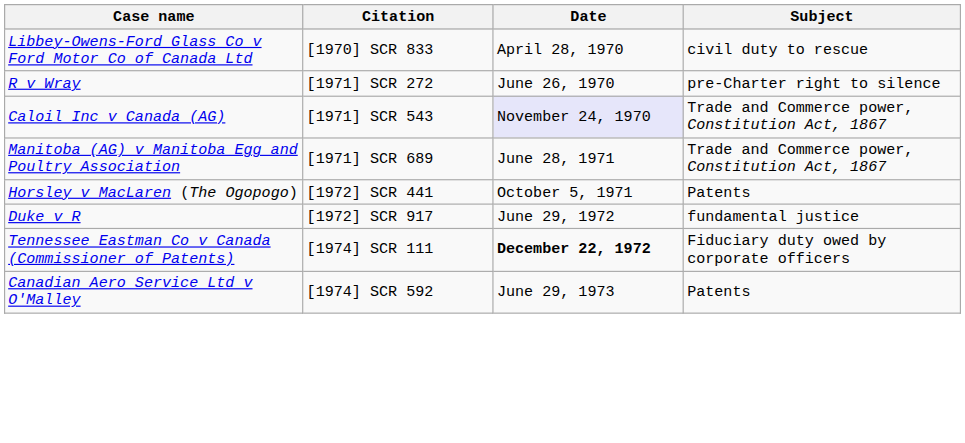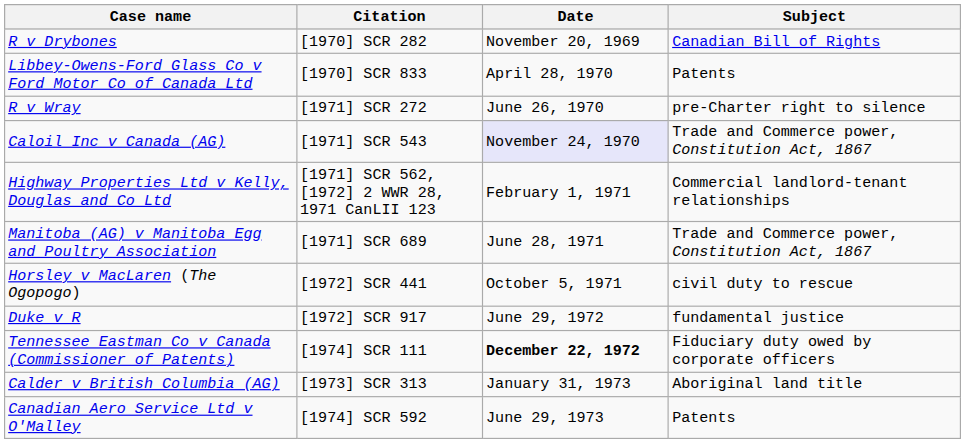+ row: (62, 41)
(778, 50) civil duty to rescue -> (704, 75) Patents
+ row: (148, 192)
(719, 192) Patents -> (763, 285) civil duty to rescue
+ row: (144, 384)
